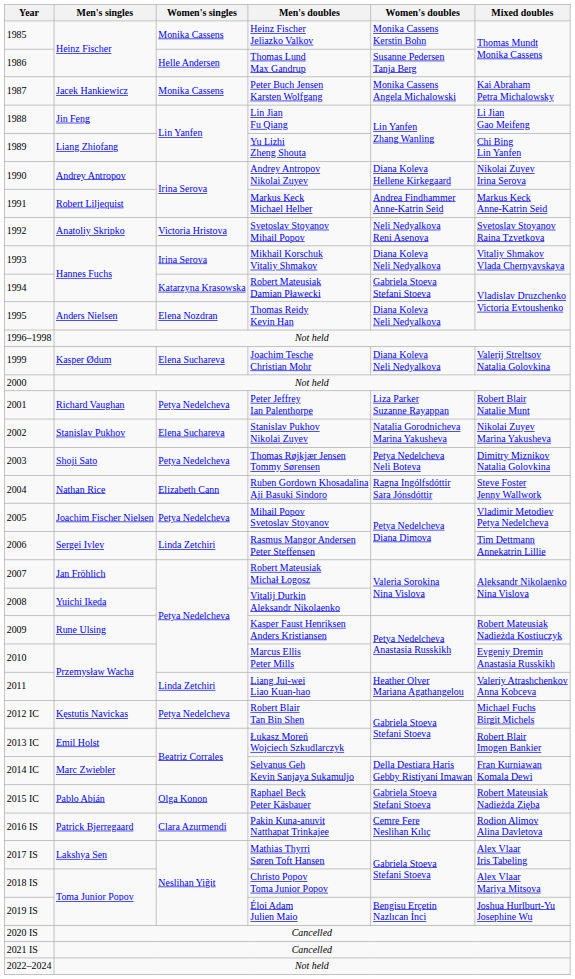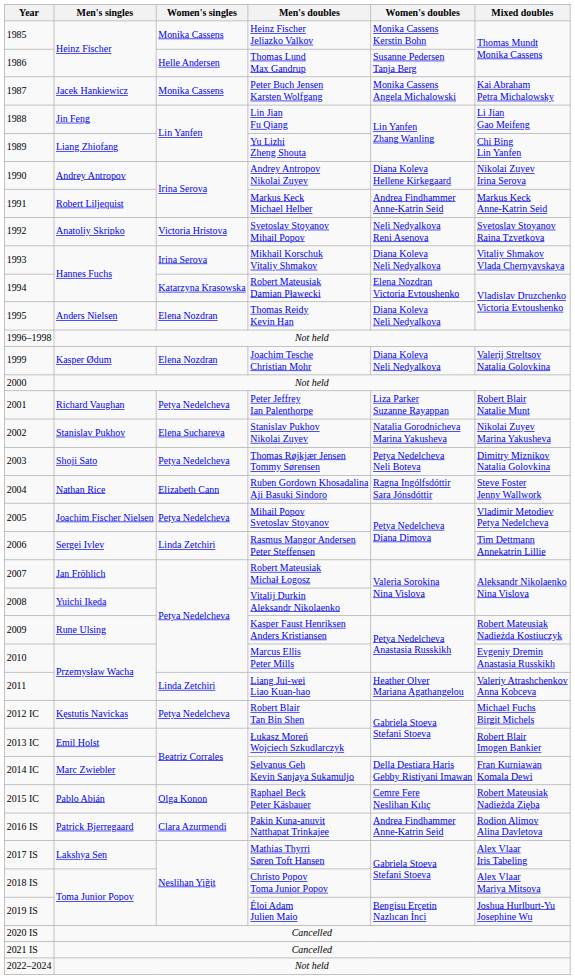(405, 288) Gabriela Stoeva Stefani Stoeva -> (416, 288) Elena Nozdran Victoria Evtoushenko
(192, 361) Elena Suchareva -> (188, 361) Elena Nozdran
(405, 799) Gabriela Stoeva Stefani Stoeva -> (402, 799) Cemre Fere Neslihan Kılıç
(402, 827) Cemre Fere Neslihan Kılıç -> (414, 827) Andrea Findhammer Anne-Katrin Seid
